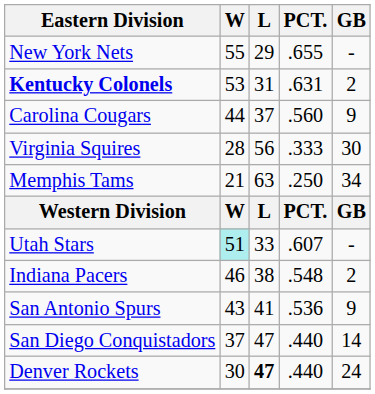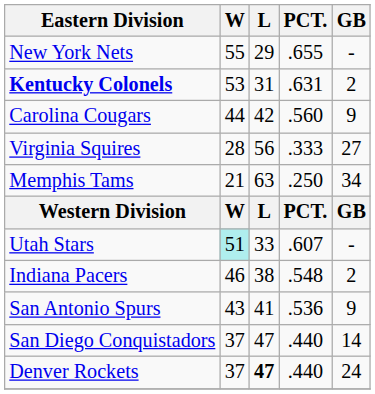(264, 116) 37 -> (264, 116) 42
(351, 148) 30 -> (351, 148) 27
(235, 372) 30 -> (235, 372) 37
